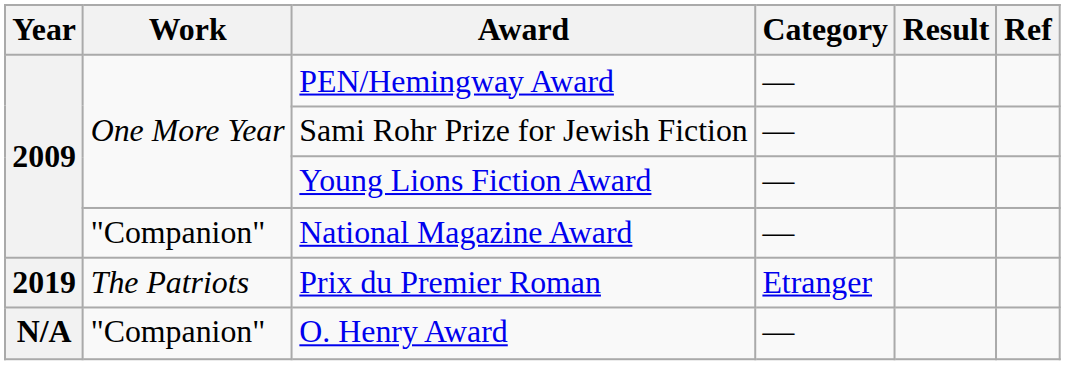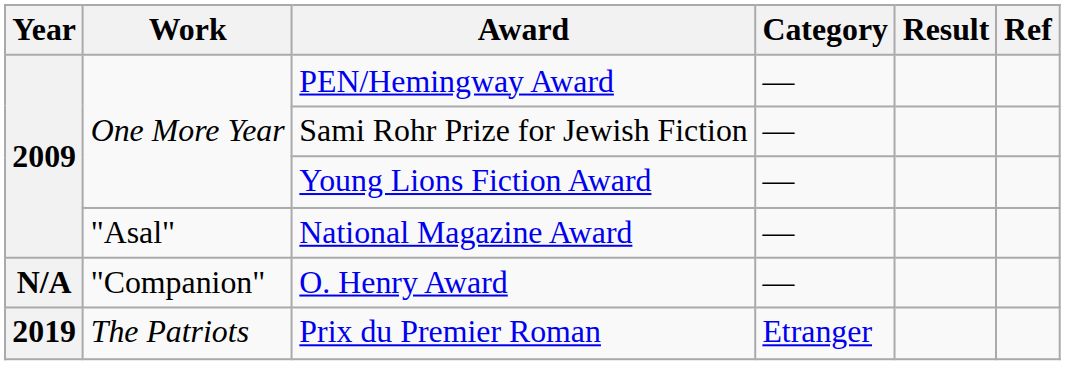(178, 231) "Companion" -> (133, 231) "Asal"
rows swapped: (450, 282) <-> (404, 332)
